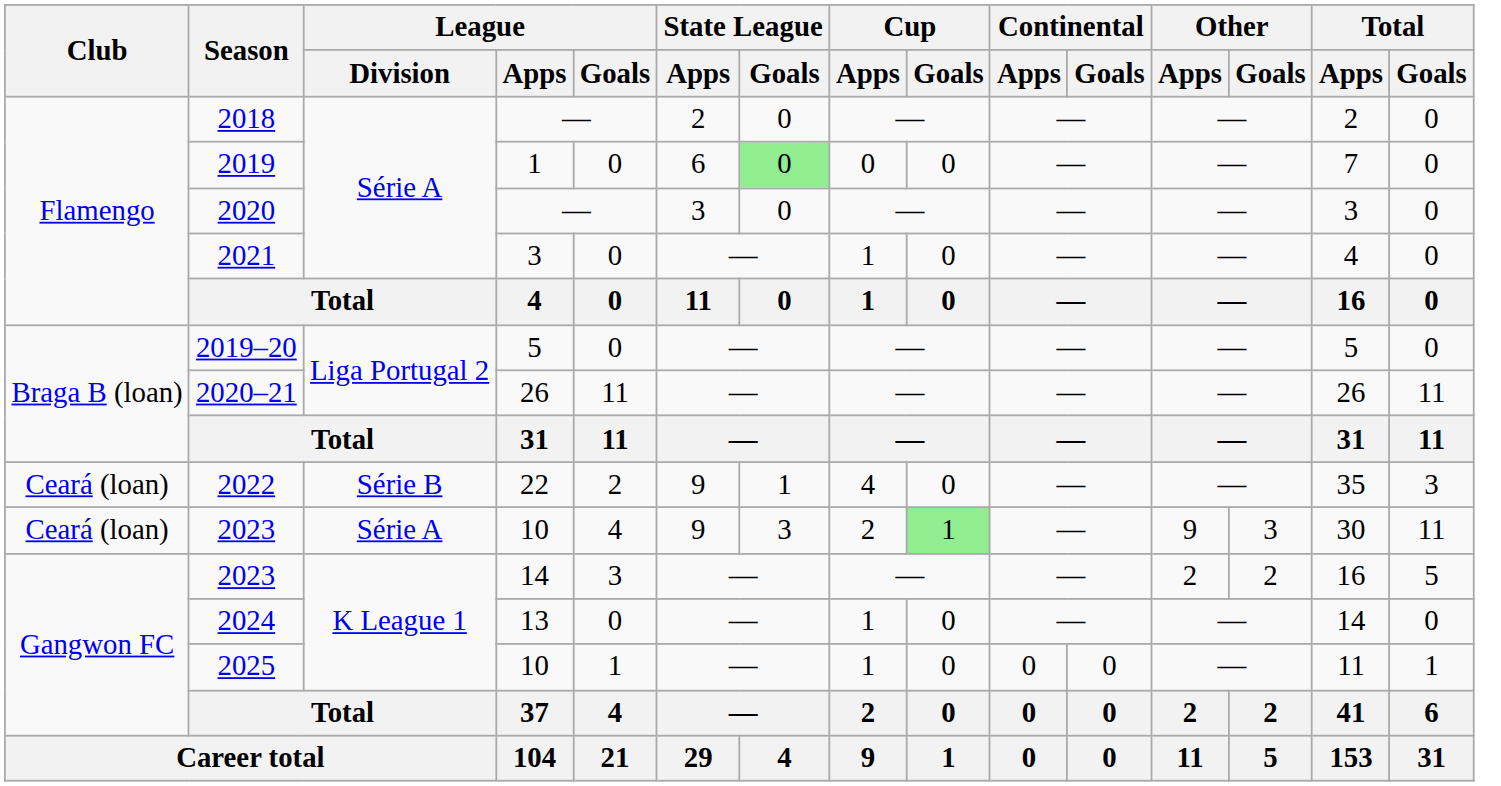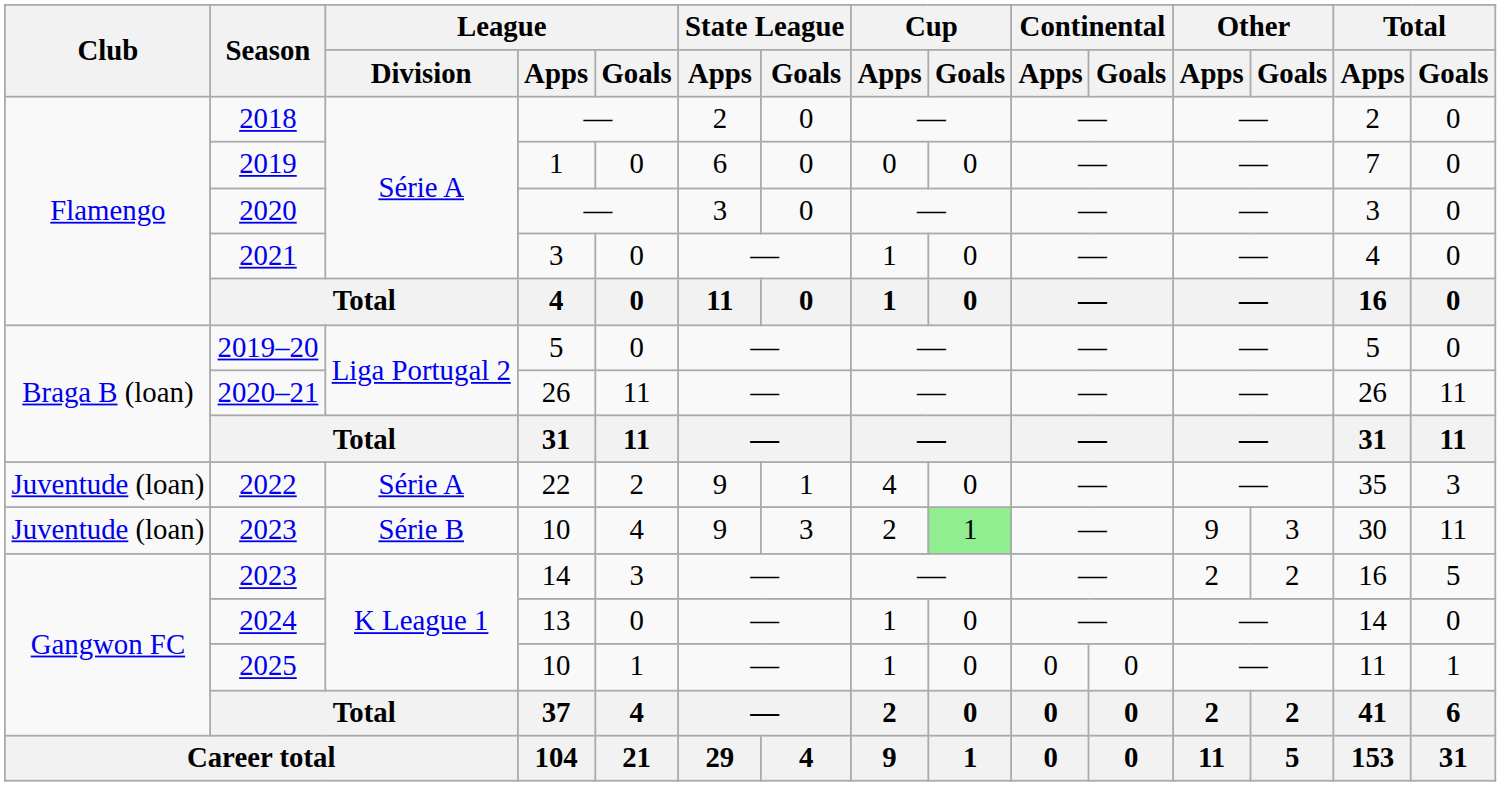(784, 164) lightgreen background -> (806, 164) no background
(97, 484) Ceará (loan) -> (108, 484) Juventude (loan)
(400, 484) Série B -> (421, 484) Série A
(97, 529) Ceará (loan) -> (108, 529) Juventude (loan)
(400, 529) Série A -> (421, 529) Série B
